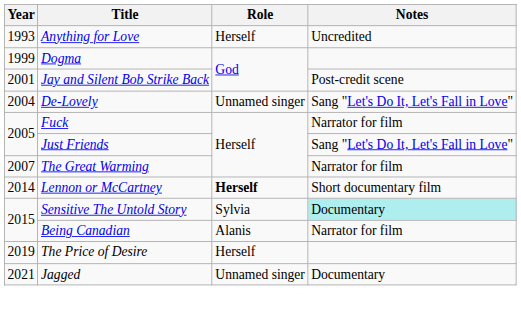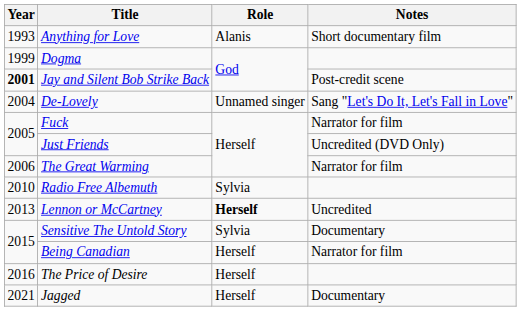(235, 36) Herself -> (233, 36) Alanis
(341, 36) Uncredited -> (376, 36) Short documentary film
(21, 79) normal -> (21, 79) bold
(412, 144) Sang "Let's Do It, Let's Fall in Love" -> (378, 144) Uncredited (DVD Only)
(21, 166) 2007 -> (21, 166) 2006
+ row: (99, 187)
(21, 187) 2014 -> (21, 209) 2013
(376, 187) Short documentary film -> (341, 209) Uncredited
(348, 209) paleturquoise background -> (348, 230) no background
(233, 230) Alanis -> (235, 252) Herself
(21, 252) 2019 -> (21, 274) 2016
(260, 274) Unnamed singer -> (235, 295) Herself
